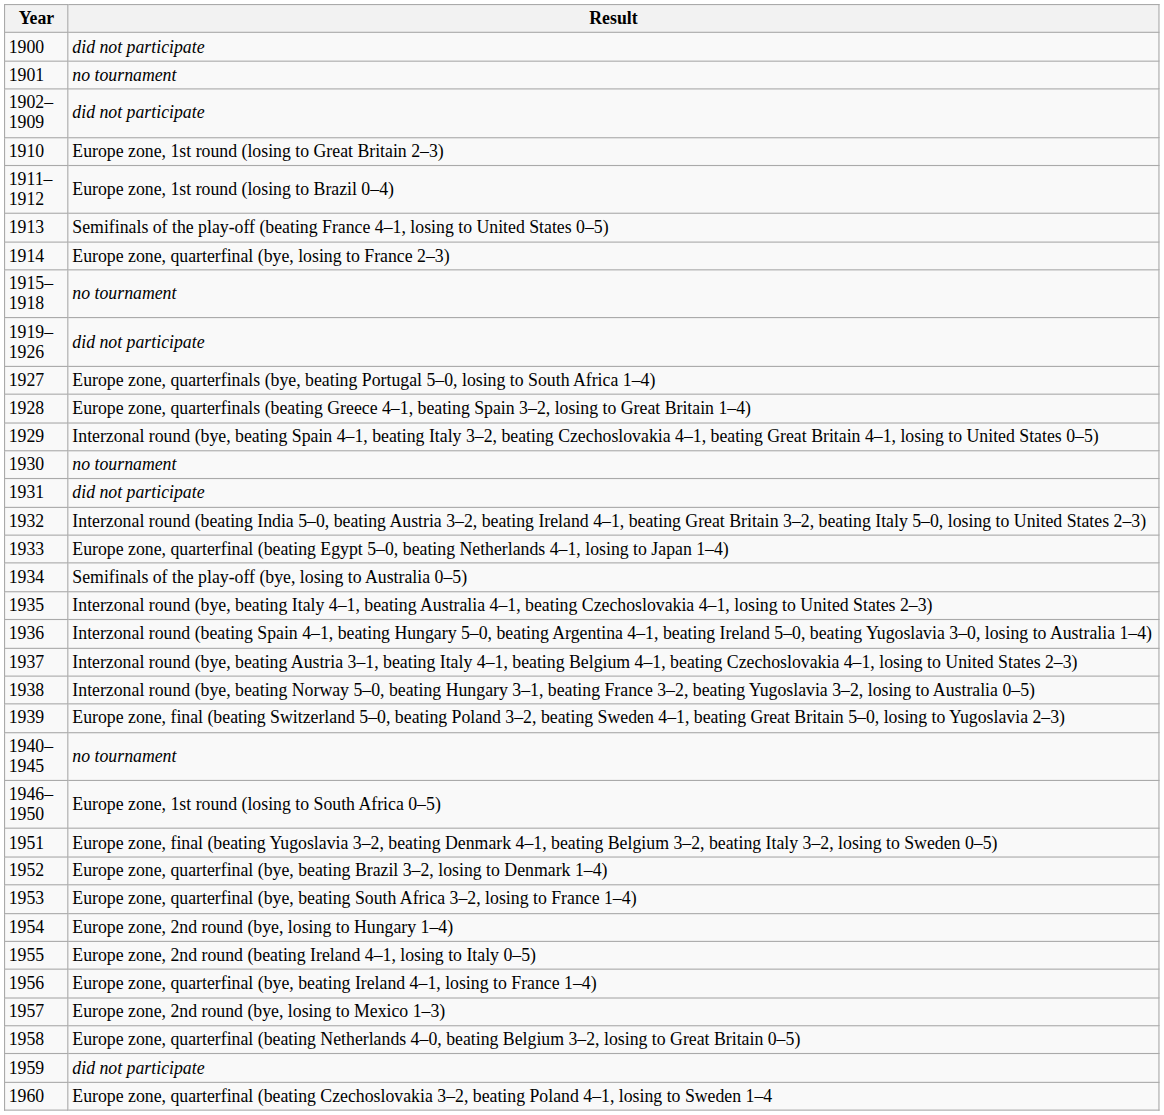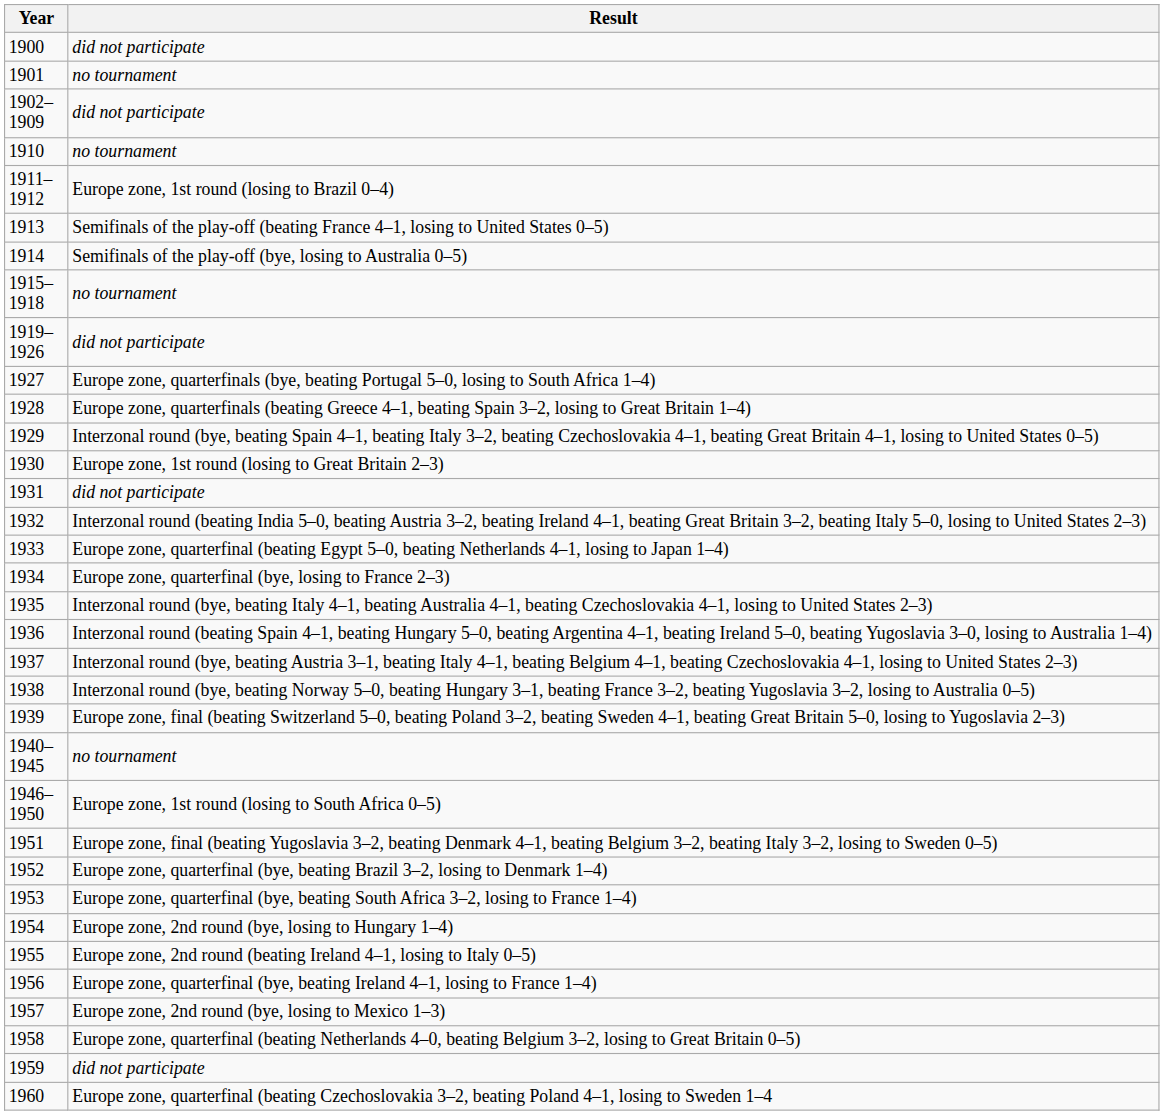(258, 151) Europe zone, 1st round (losing to Great Britain 2–3) -> (124, 151) no tournament
(261, 255) Europe zone, quarterfinal (bye, losing to France 2–3) -> (270, 255) Semifinals of the play-off (bye, losing to Australia 0–5)
(124, 464) no tournament -> (258, 464) Europe zone, 1st round (losing to Great Britain 2–3)
(270, 577) Semifinals of the play-off (bye, losing to Australia 0–5) -> (261, 577) Europe zone, quarterfinal (bye, losing to France 2–3)
